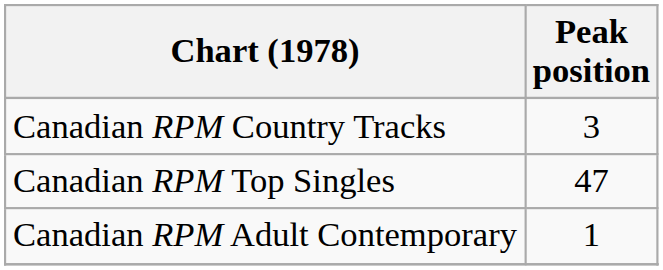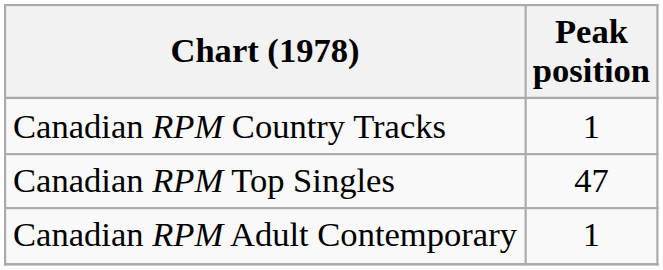(591, 125) 3 -> (591, 125) 1
